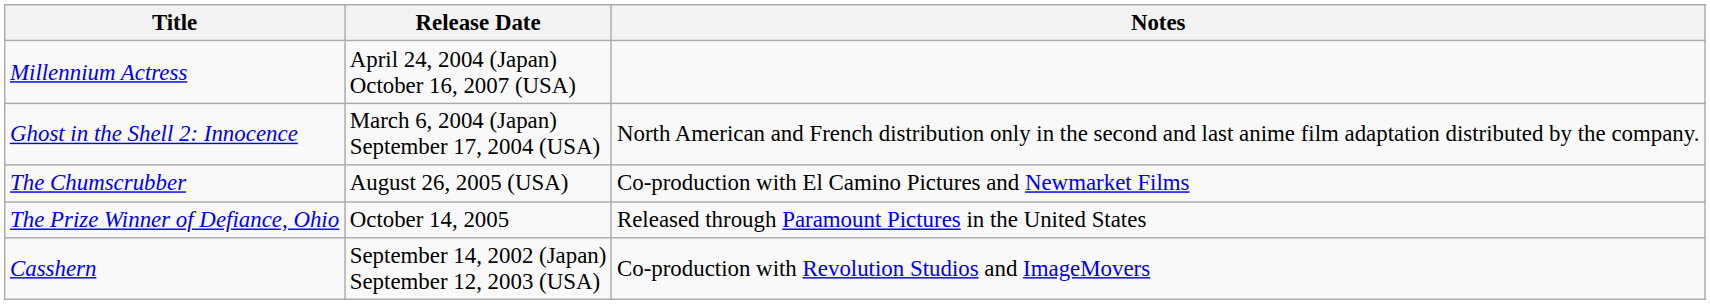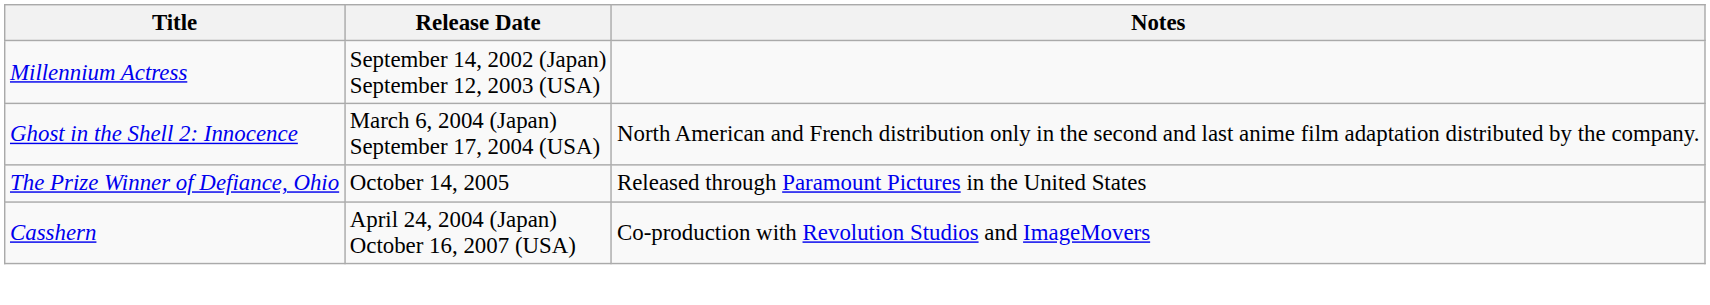(463, 71) April 24, 2004 (Japan) October 16, 2007 (USA) -> (478, 71) September 14, 2002 (Japan) September 12, 2003 (USA)
- row: (98, 182)
(478, 268) September 14, 2002 (Japan) September 12, 2003 (USA) -> (463, 232) April 24, 2004 (Japan) October 16, 2007 (USA)
